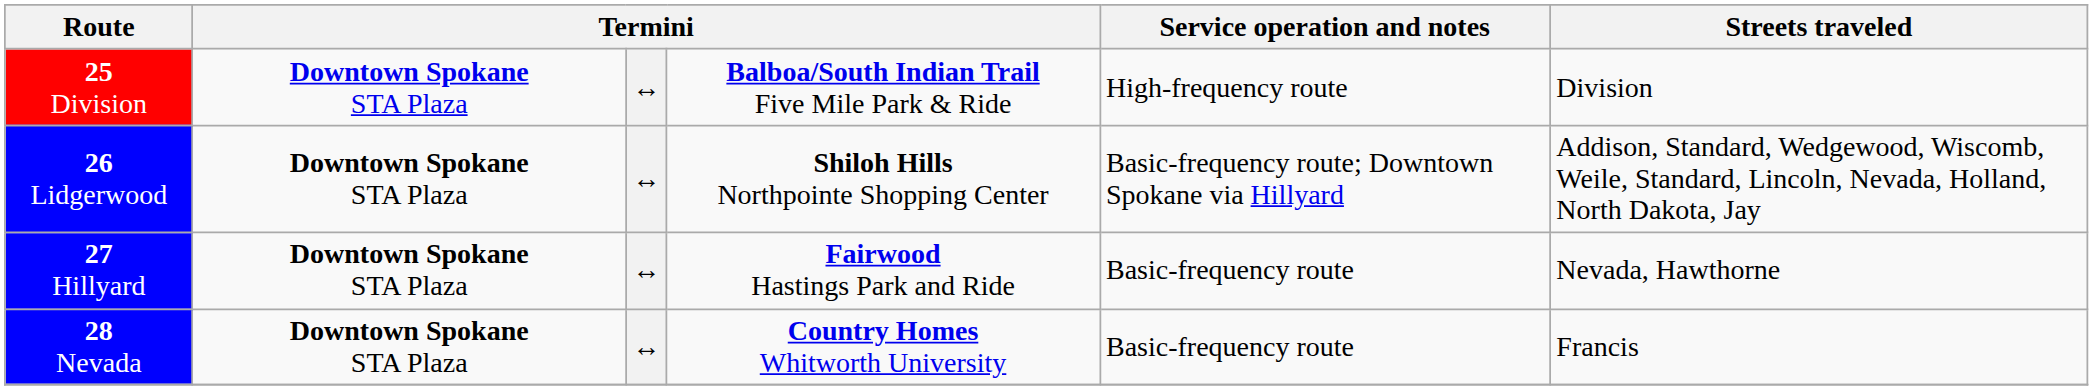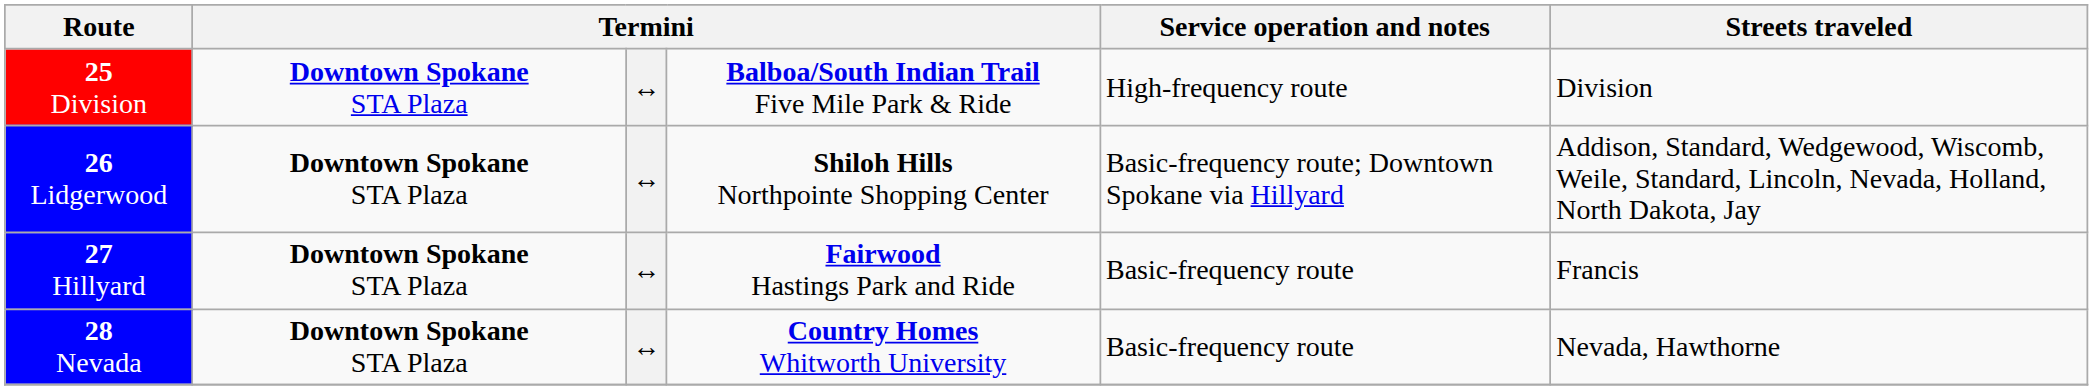(1668, 270) Nevada, Hawthorne -> (1598, 270) Francis
(1598, 346) Francis -> (1668, 346) Nevada, Hawthorne
